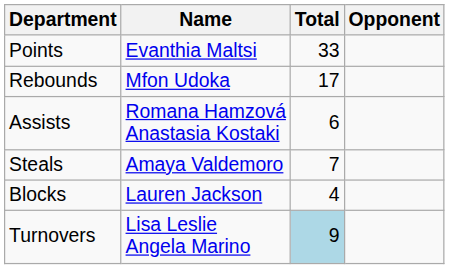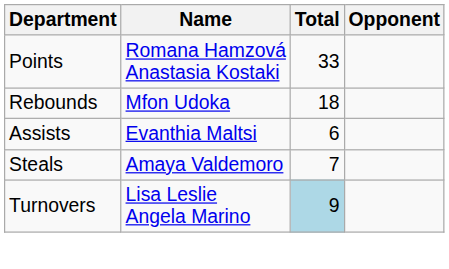(191, 50) Evanthia Maltsi -> (206, 61) Romana Hamzová Anastasia Kostaki
(329, 81) 17 -> (329, 103) 18
(206, 122) Romana Hamzová Anastasia Kostaki -> (191, 133) Evanthia Maltsi
- row: (38, 195)
